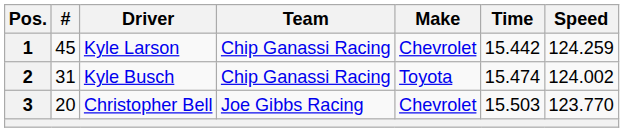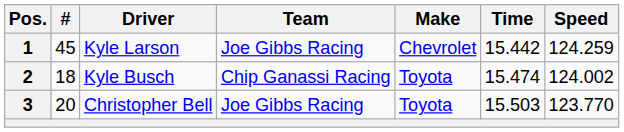(306, 48) Chip Ganassi Racing -> (292, 48) Joe Gibbs Racing
(65, 76) 31 -> (65, 76) 18
(438, 105) Chevrolet -> (426, 105) Toyota
